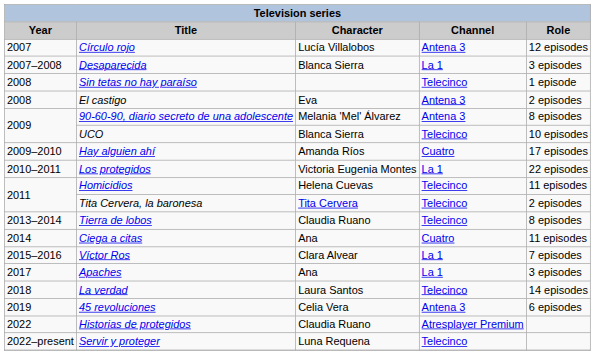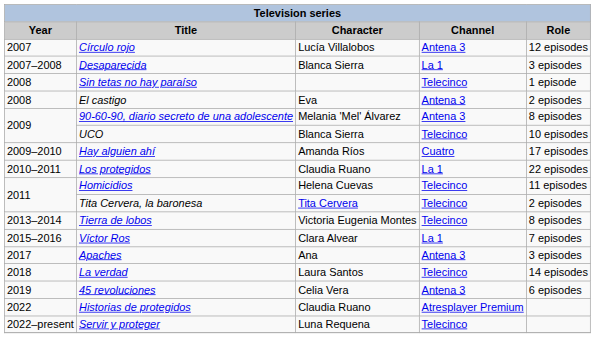(357, 169) Victoria Eugenia Montes -> (334, 169) Claudia Ruano
(334, 221) Claudia Ruano -> (357, 221) Victoria Eugenia Montes
- row: (111, 238)
(432, 273) La 1 -> (444, 255) Antena 3
